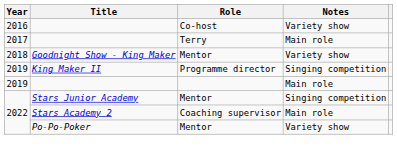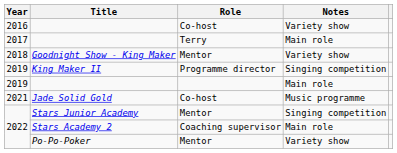+ row: (17, 98)
